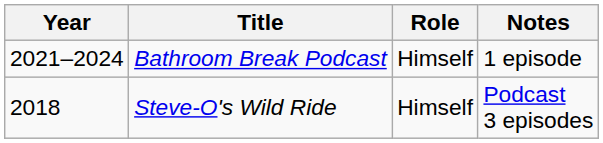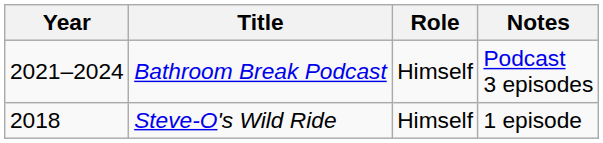(533, 58) 1 episode -> (538, 71) Podcast 3 episodes
(538, 107) Podcast 3 episodes -> (533, 120) 1 episode
